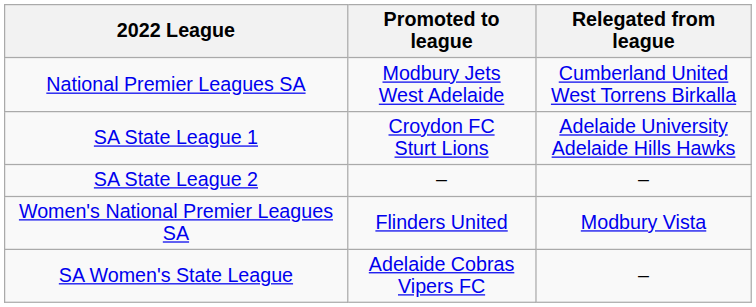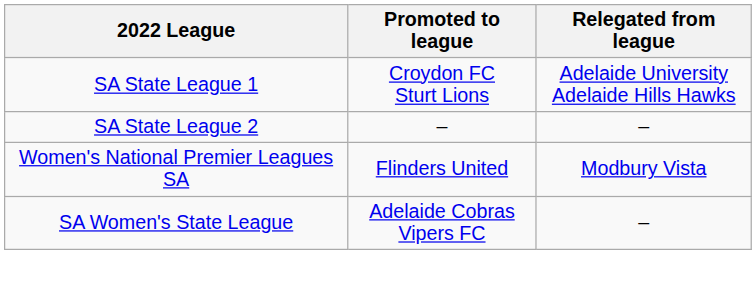- row: (176, 84)
